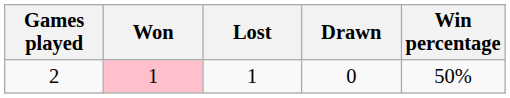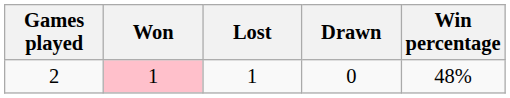(453, 76) 50% -> (453, 76) 48%
